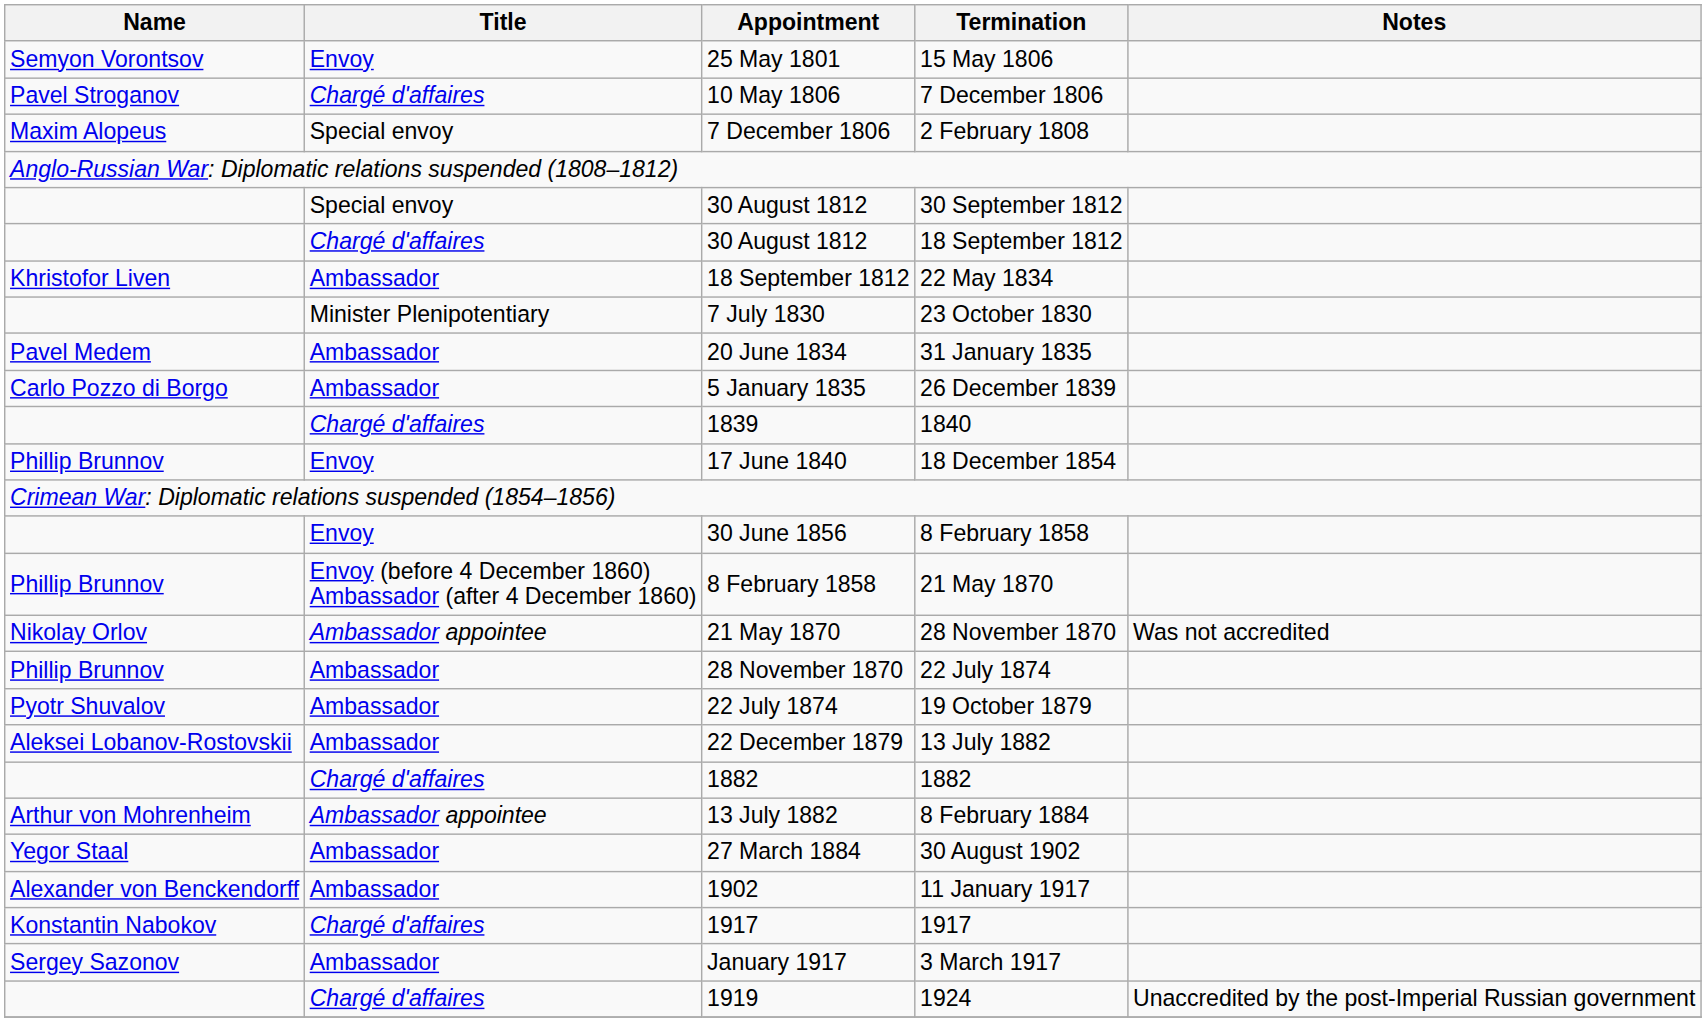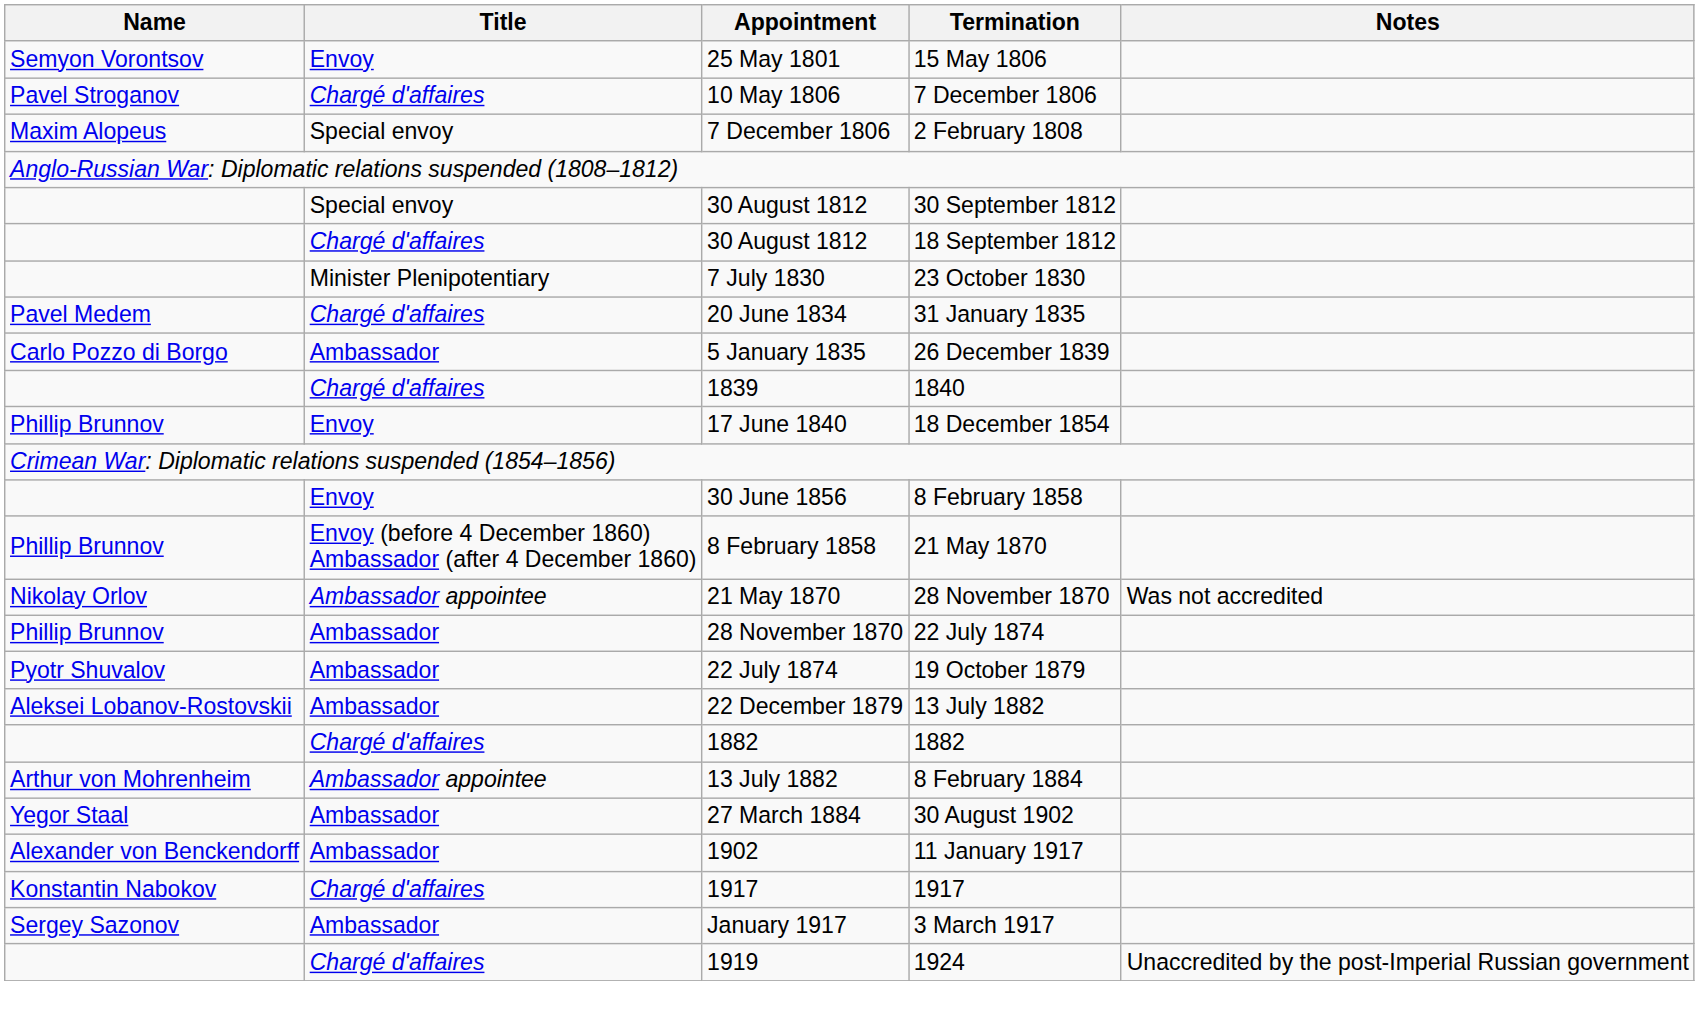- row: (987, 278)
(374, 351) Ambassador -> (397, 315) Chargé d'affaires
